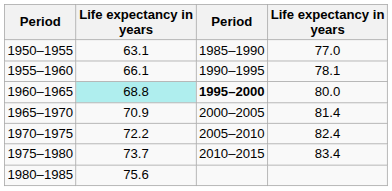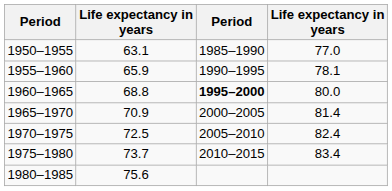(136, 71) 66.1 -> (136, 71) 65.9
(136, 92) paleturquoise background -> (136, 92) no background
(136, 133) 72.2 -> (136, 133) 72.5
